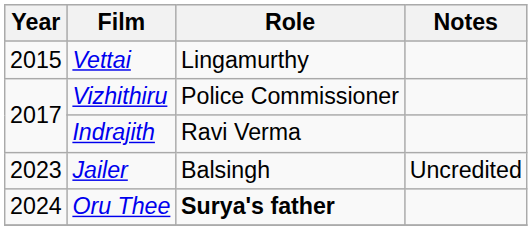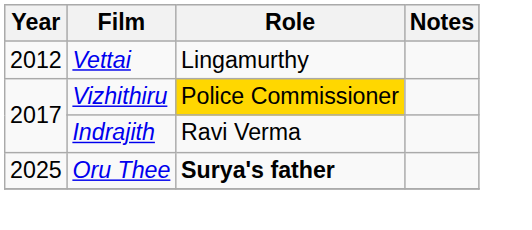(36, 59) 2015 -> (36, 59) 2012
(290, 96) no background -> (290, 96) gold background
- row: (100, 170)
(36, 206) 2024 -> (36, 170) 2025
